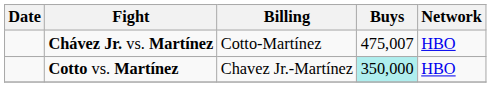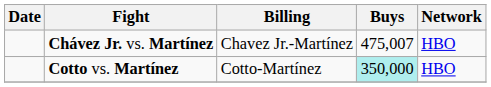(271, 43) Cotto-Martínez -> (287, 43) Chavez Jr.-Martínez
(287, 69) Chavez Jr.-Martínez -> (271, 69) Cotto-Martínez
